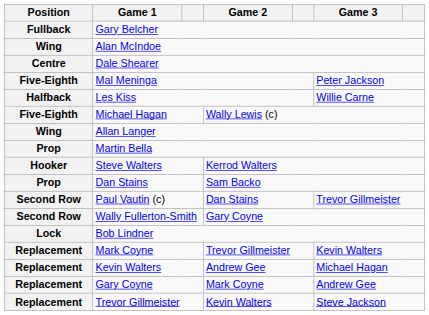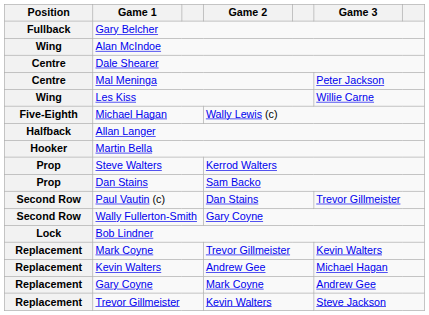(49, 81) Five-Eighth -> (49, 81) Centre
(49, 98) Halfback -> (49, 98) Wing
(49, 132) Wing -> (49, 132) Halfback
(49, 149) Prop -> (49, 149) Hooker
(49, 166) Hooker -> (49, 166) Prop
